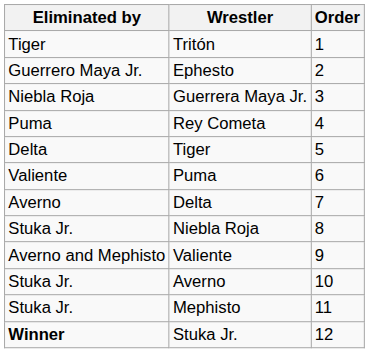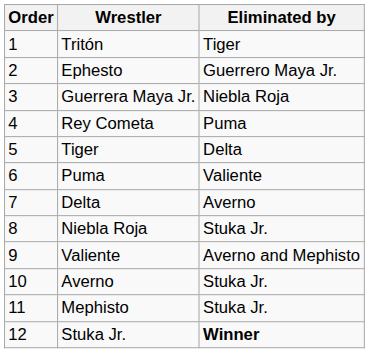columns swapped: (337, 17) <-> (87, 17)
